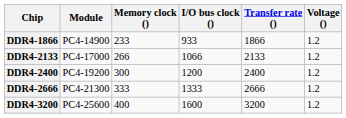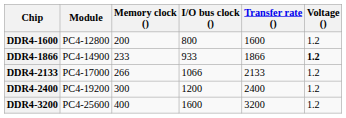+ row: (32, 40)
(313, 40) normal -> (313, 56) bold
- row: (32, 89)
